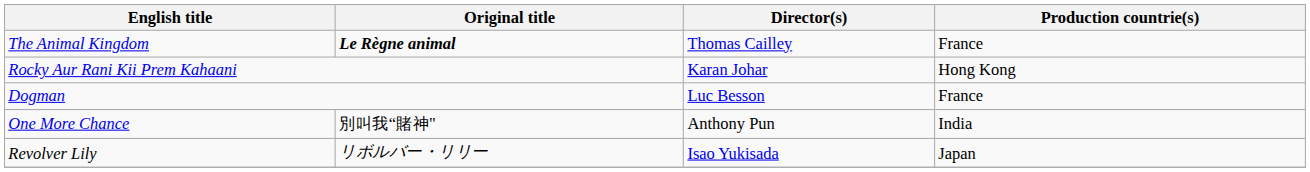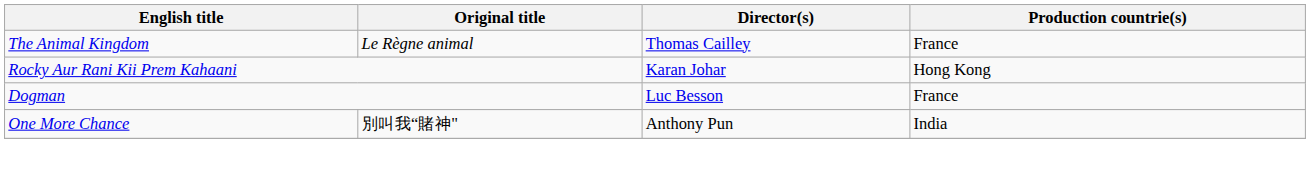(398, 43) bold -> (417, 43) normal
- row: (52, 152)
